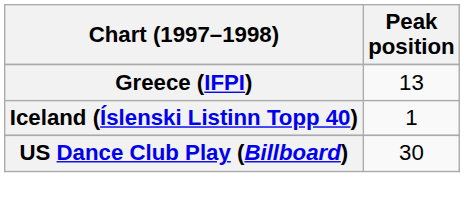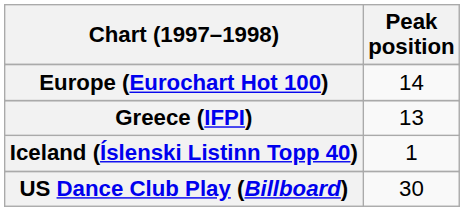+ row: (184, 82)
